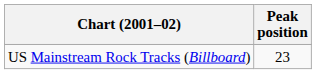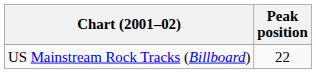(282, 56) 23 -> (282, 56) 22
